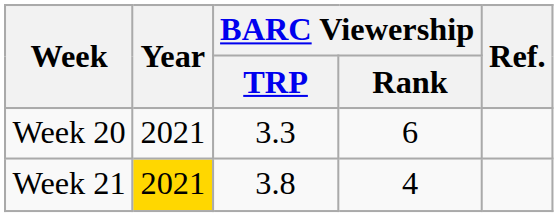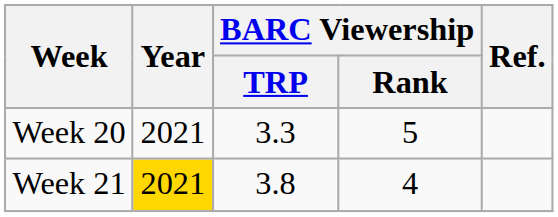(410, 132) 6 -> (410, 132) 5
